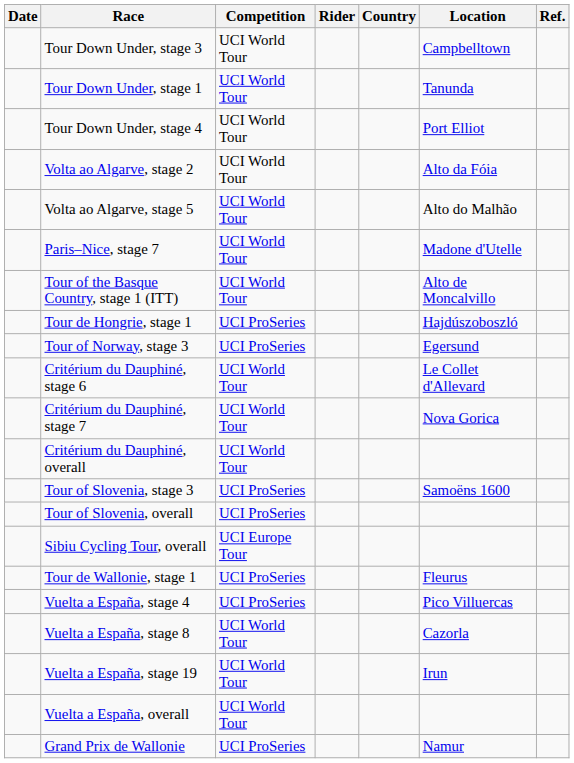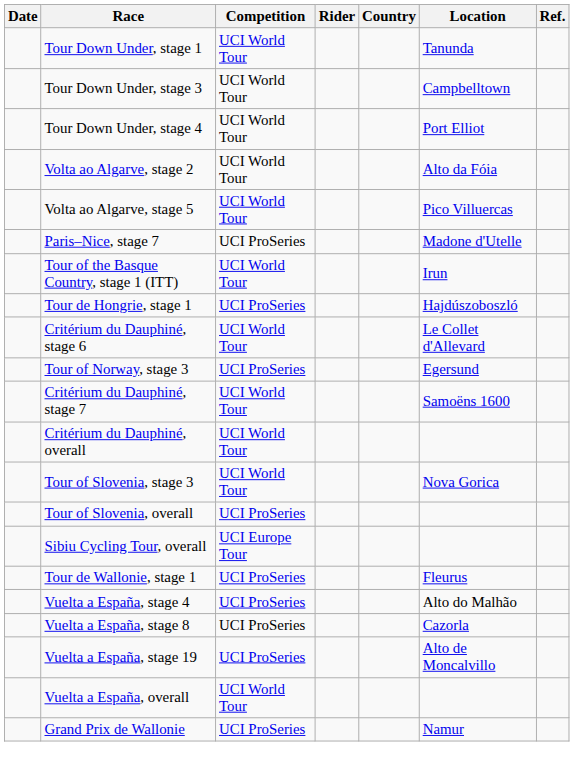rows swapped: (123, 88) <-> (123, 48)
(470, 209) Alto do Malhão -> (468, 209) Pico Villuercas
(252, 249) UCI World Tour -> (262, 241) UCI ProSeries
(459, 290) Alto de Moncalvillo -> (435, 273) Irun
rows swapped: (116, 345) <-> (115, 377)
(461, 418) Nova Gorica -> (466, 401) Samoëns 1600
(262, 490) UCI ProSeries -> (252, 482) UCI World Tour
(466, 490) Samoëns 1600 -> (461, 482) Nova Gorica
(468, 601) Pico Villuercas -> (470, 601) Alto do Malhão
(252, 633) UCI World Tour -> (262, 625) UCI ProSeries
(252, 673) UCI World Tour -> (262, 657) UCI ProSeries
(435, 673) Irun -> (459, 657) Alto de Moncalvillo
